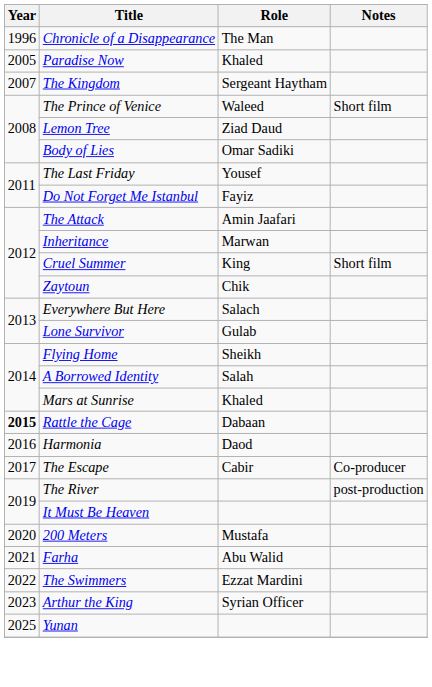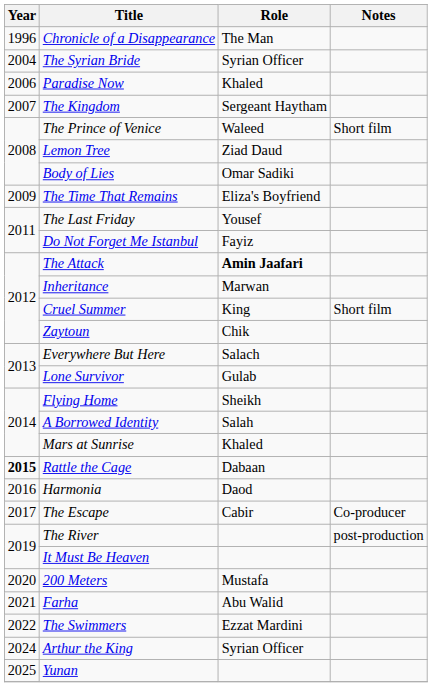+ row: (91, 60)
(22, 60) 2005 -> (22, 83) 2006
+ row: (110, 196)
(259, 219) normal -> (262, 264) bold
(22, 602) 2023 -> (22, 648) 2024
